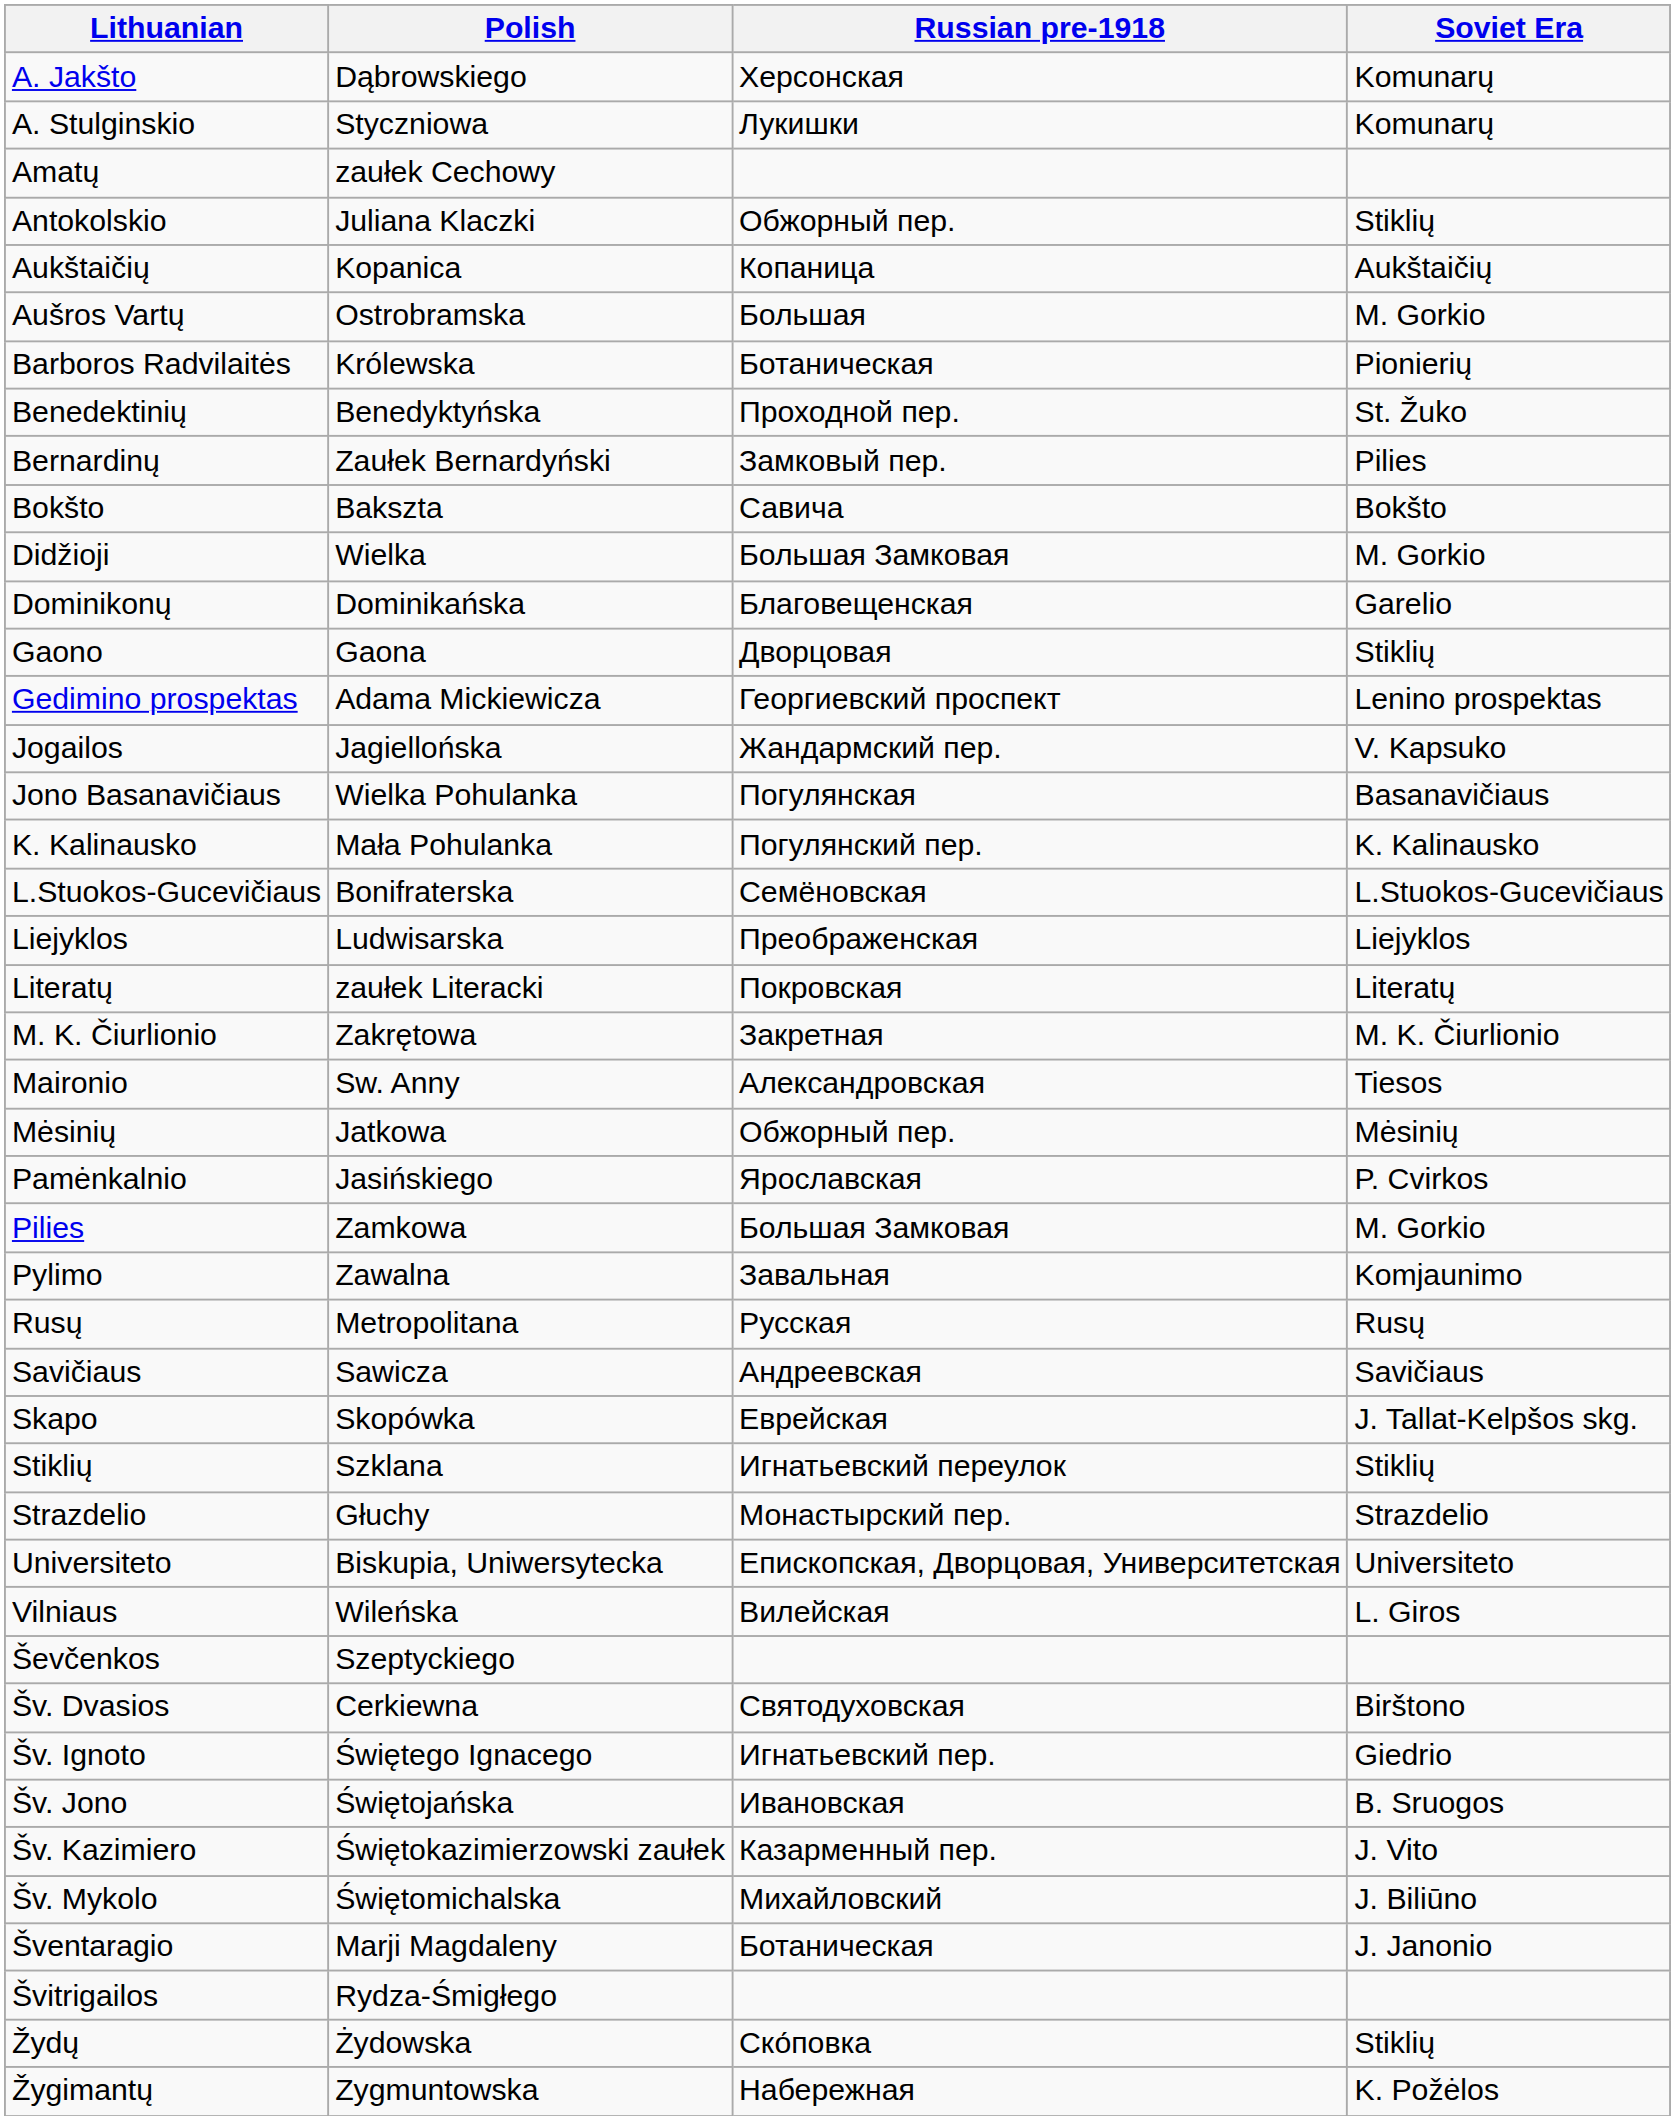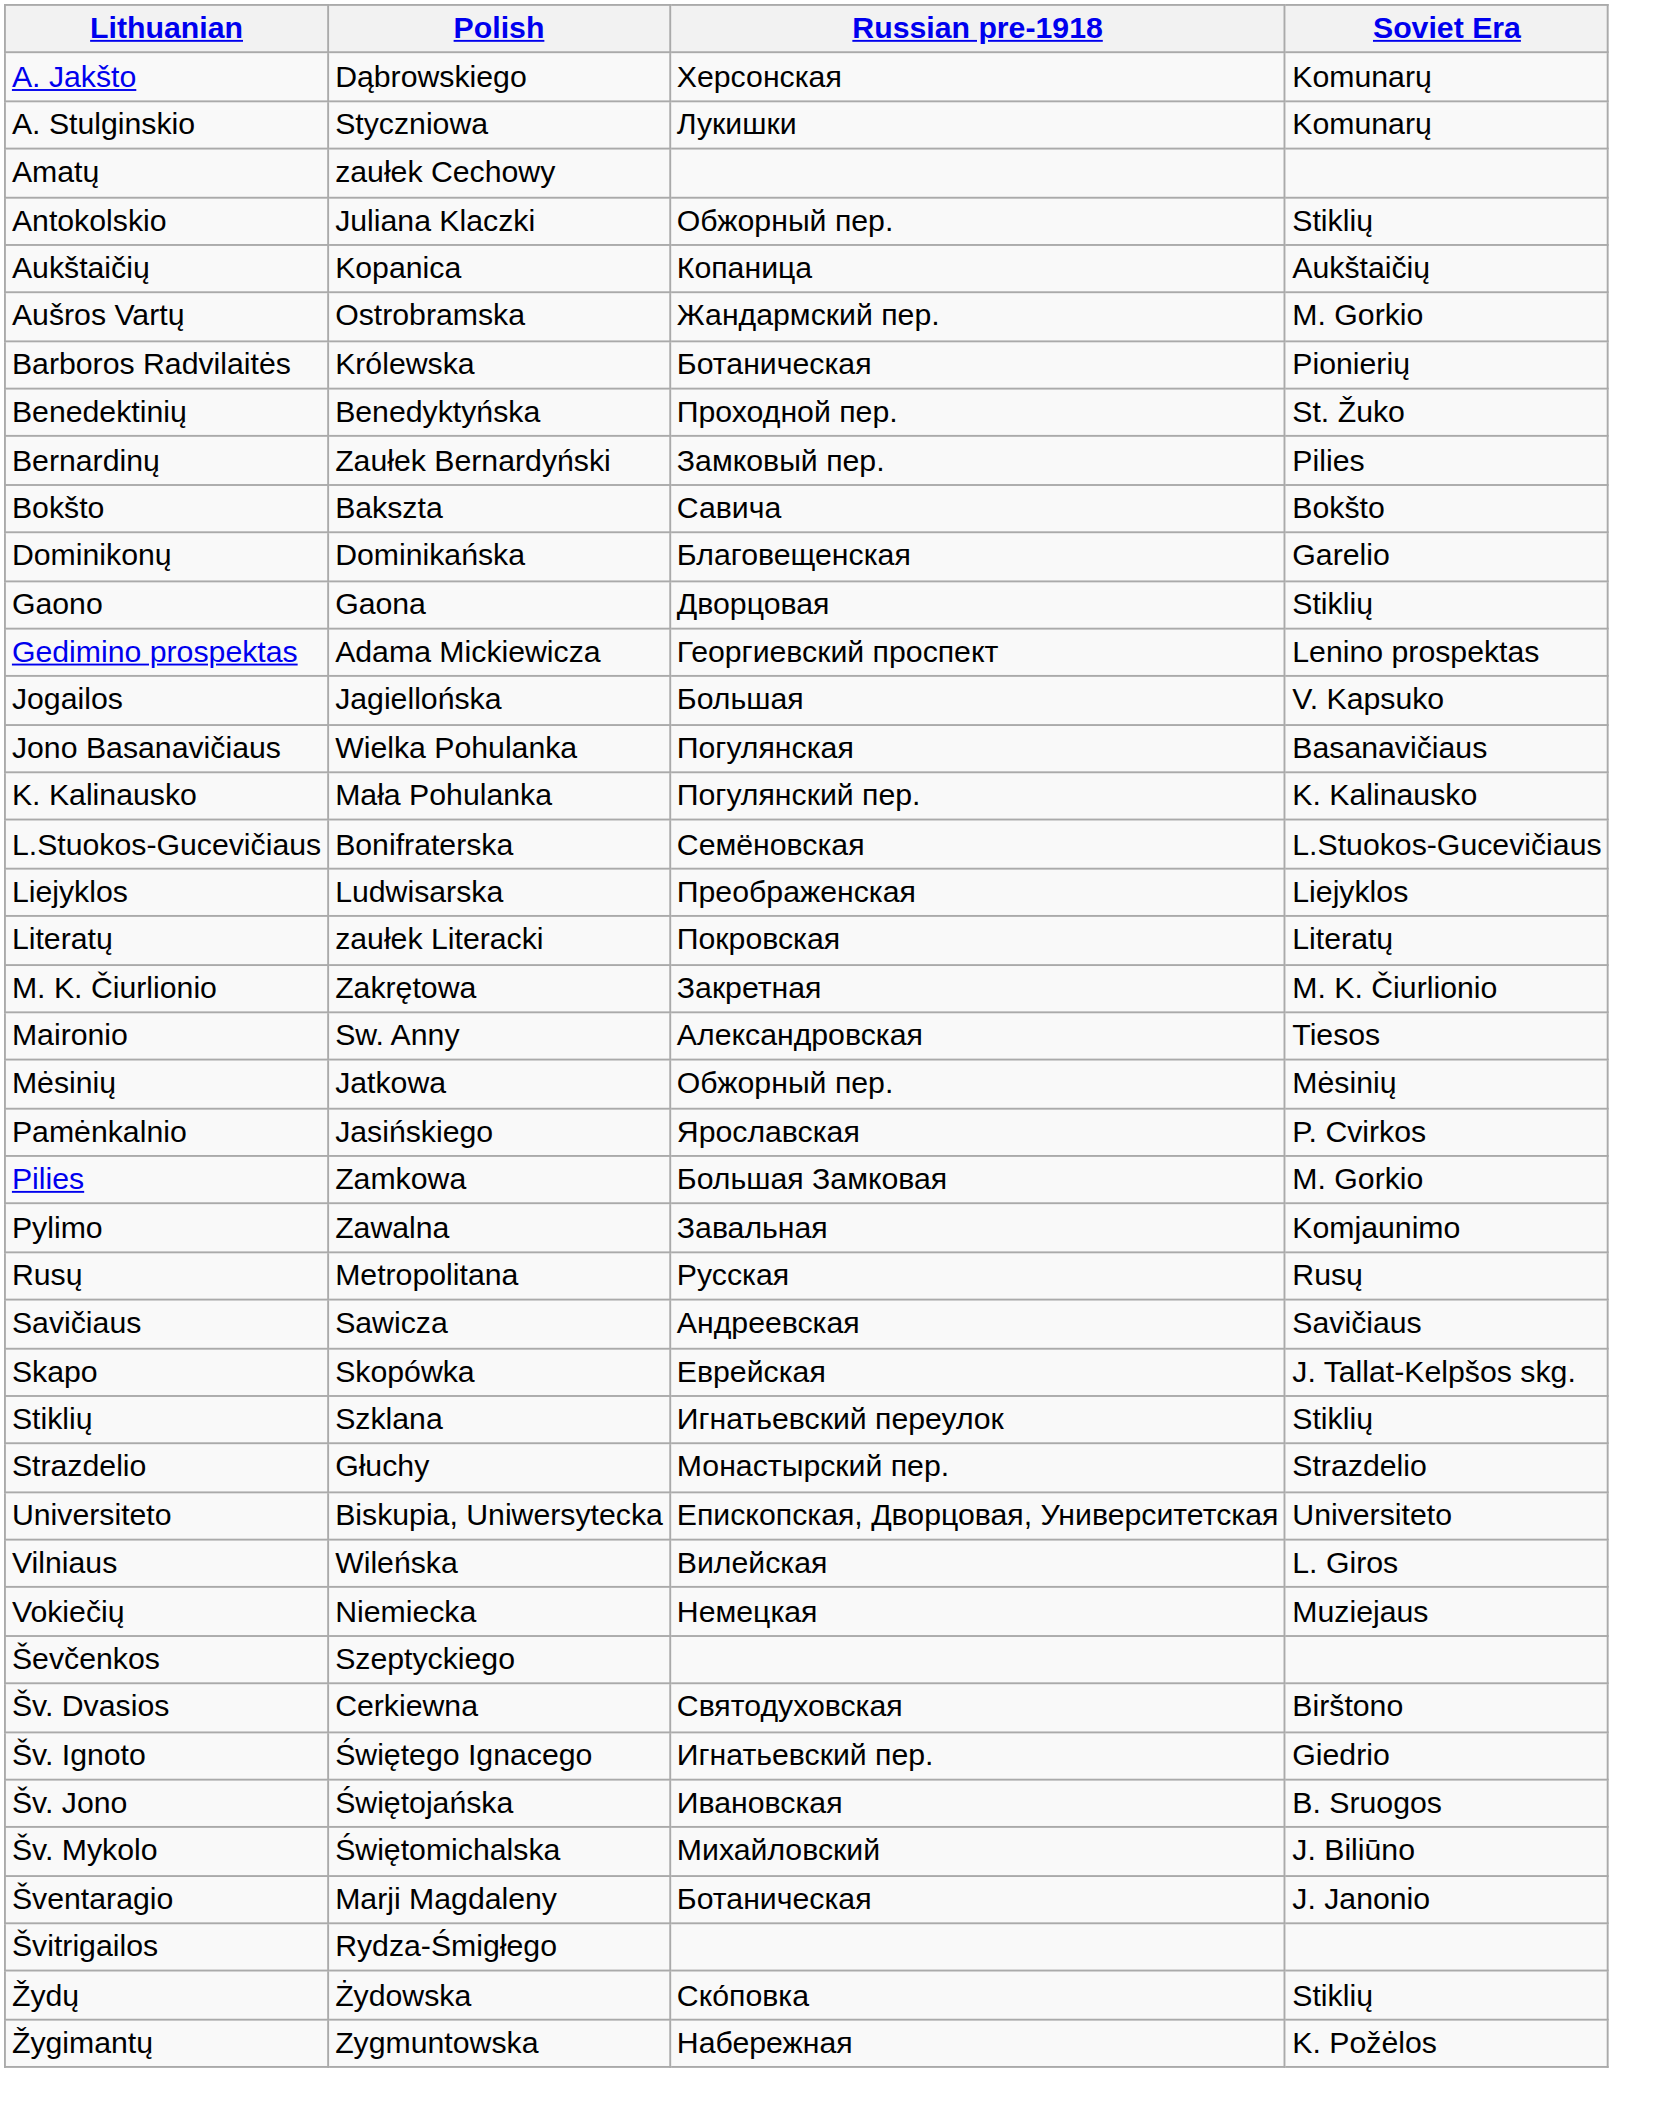(802, 316) Большая -> (808, 316) Жандармский пер.
- row: (61, 556)
(870, 747) Жандармский пер. -> (740, 699) Большая
+ row: (68, 1611)
- row: (104, 1850)
